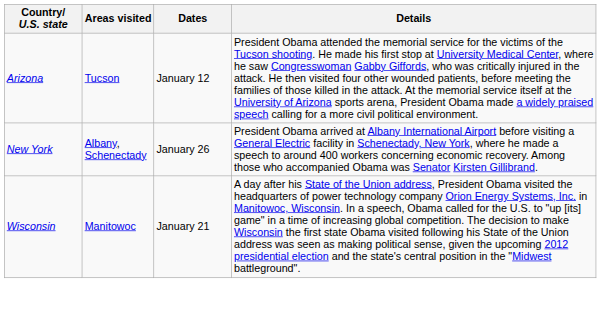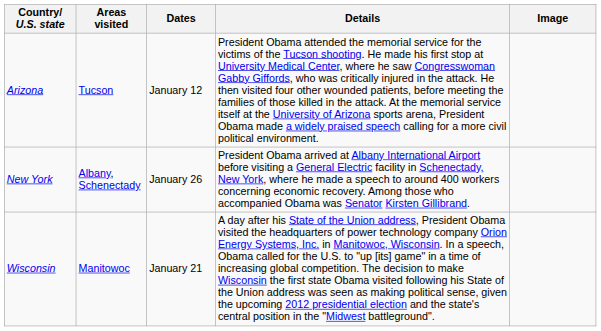+ column: (553, 19)
